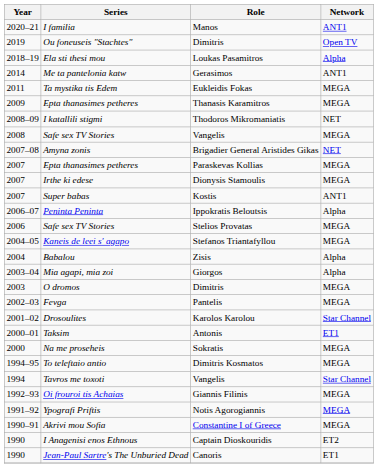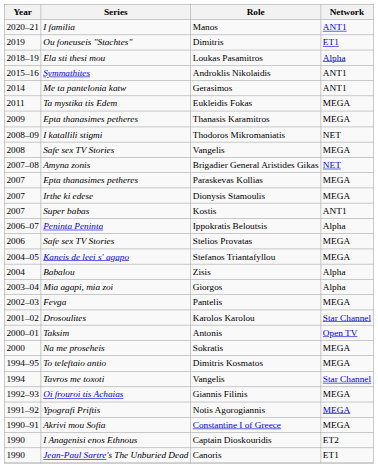(340, 42) Open TV -> (331, 42) ΕΤ1
+ row: (67, 73)
- row: (61, 287)
(331, 333) ΕΤ1 -> (340, 333) Open TV
